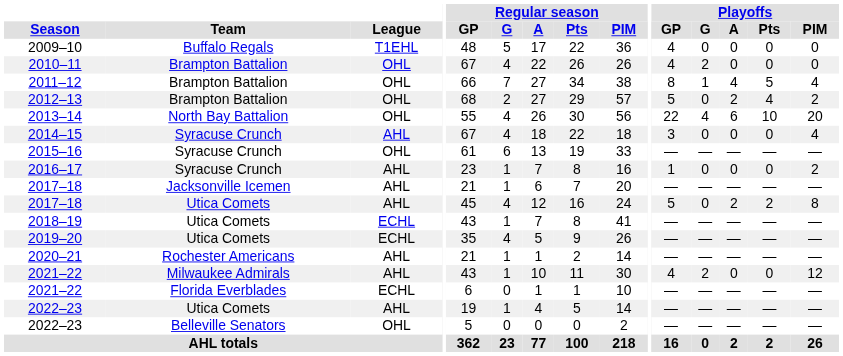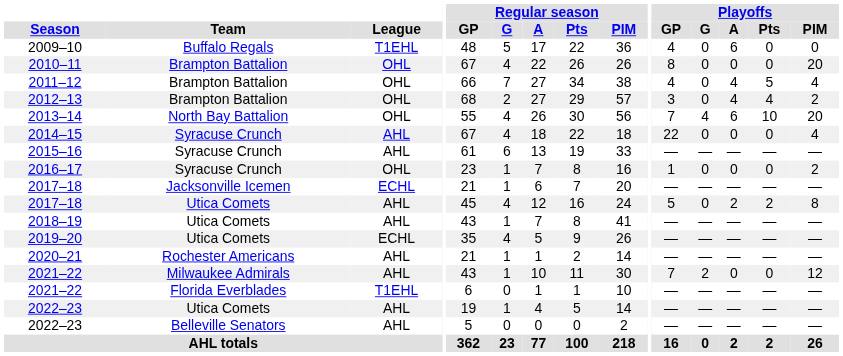(734, 47) 0 -> (734, 47) 6
(671, 64) 4 -> (671, 64) 8
(705, 64) 2 -> (705, 64) 0
(815, 64) 0 -> (815, 64) 20
(671, 82) 8 -> (671, 82) 4
(705, 82) 1 -> (705, 82) 0
(671, 99) 5 -> (671, 99) 3
(734, 99) 2 -> (734, 99) 4
(671, 117) 22 -> (671, 117) 7
(671, 134) 3 -> (671, 134) 22
(397, 151) OHL -> (397, 151) AHL
(397, 169) AHL -> (397, 169) OHL
(397, 186) AHL -> (397, 186) ECHL
(397, 221) ECHL -> (397, 221) AHL
(671, 273) 4 -> (671, 273) 7
(397, 291) ECHL -> (397, 291) T1EHL
(397, 325) OHL -> (397, 325) AHL
